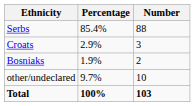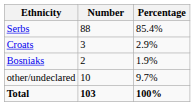columns swapped: (162, 12) <-> (106, 12)
